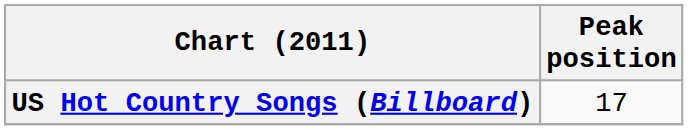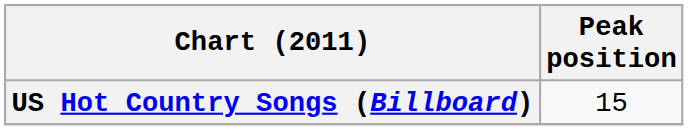(611, 103) 17 -> (611, 103) 15
